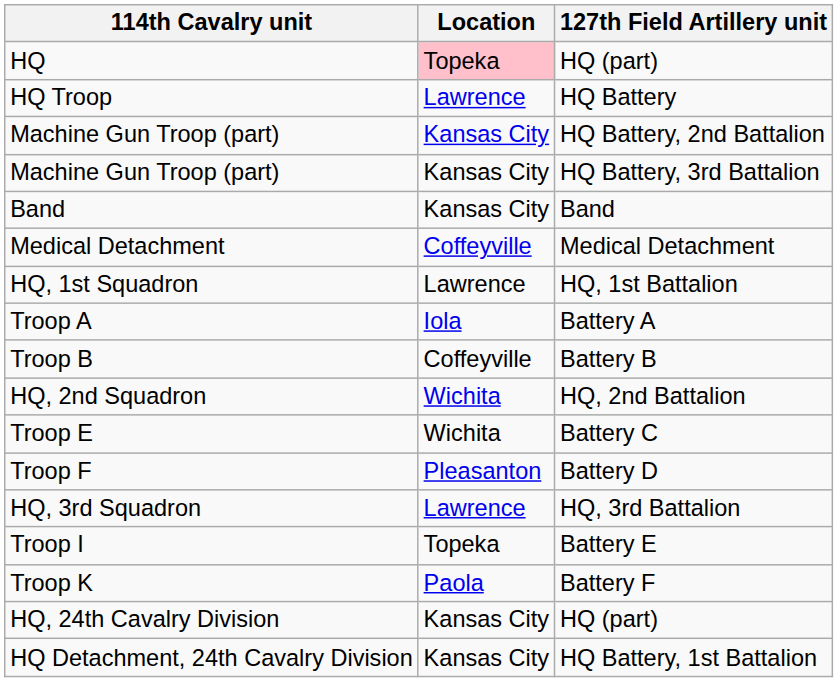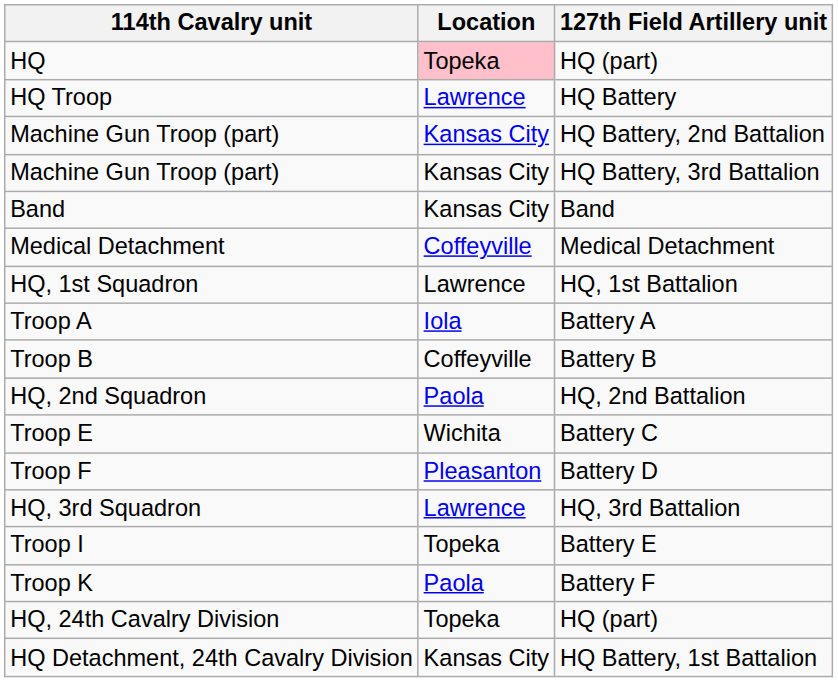(462, 396) Wichita -> (454, 396) Paola
(486, 619) Kansas City -> (462, 619) Topeka
